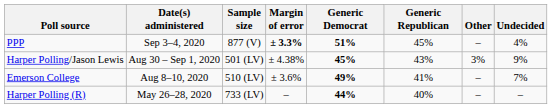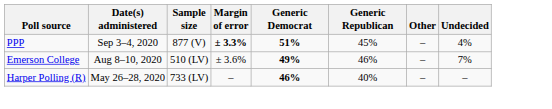- row: (65, 60)
(423, 77) 41% -> (368, 60) 46%
(345, 95) 44% -> (290, 77) 46%
